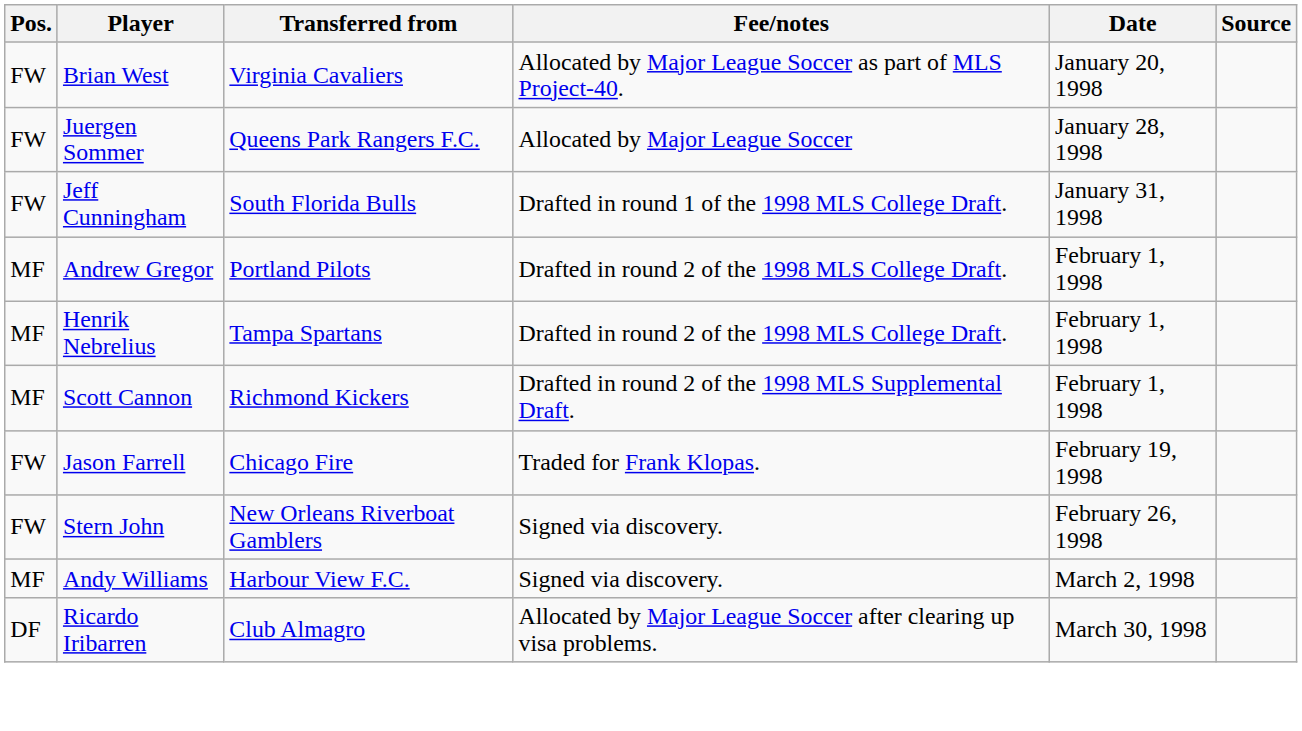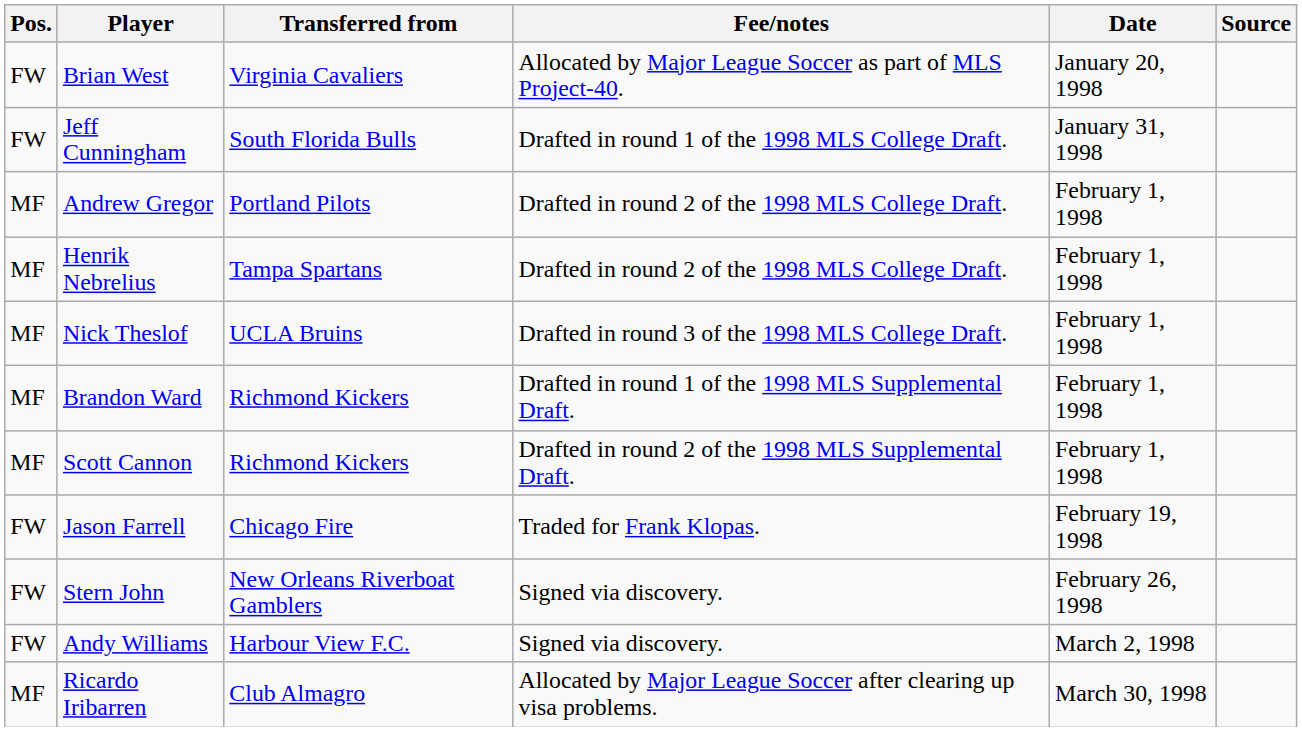- row: (103, 139)
+ row: (125, 333)
+ row: (132, 397)
(27, 578) MF -> (28, 642) FW
(25, 629) DF -> (27, 694) MF
